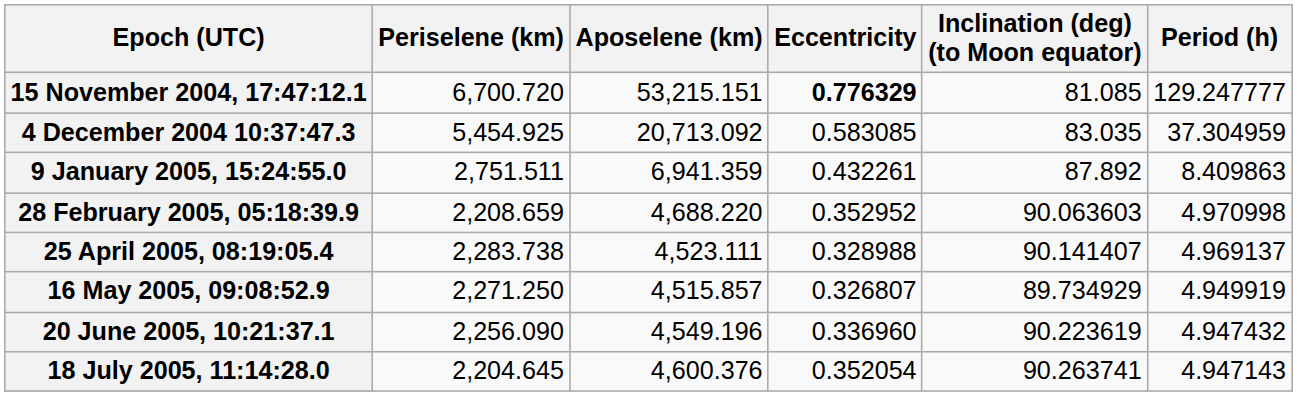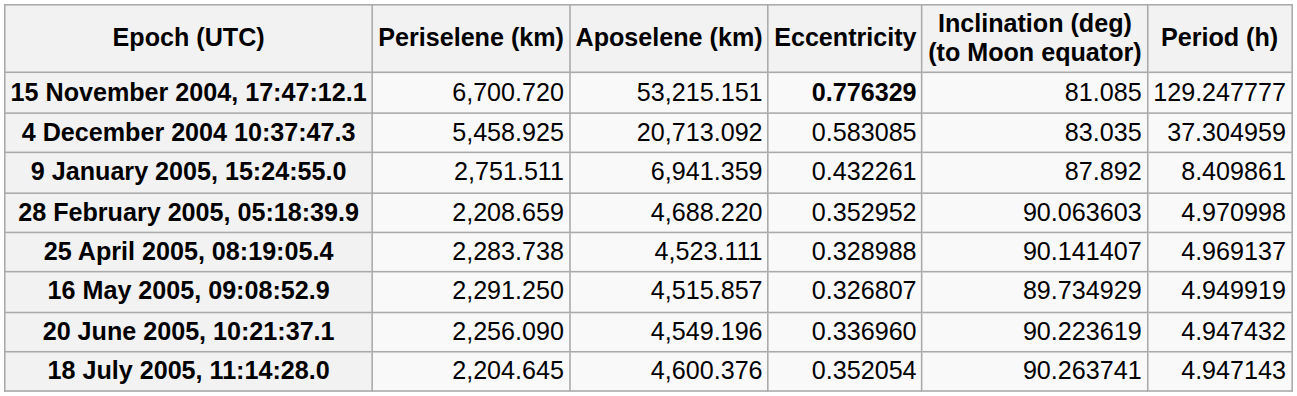(508, 132) 5,454.925 -> (508, 132) 5,458.925
(1234, 172) 8.409863 -> (1234, 172) 8.409861
(508, 291) 2,271.250 -> (508, 291) 2,291.250
